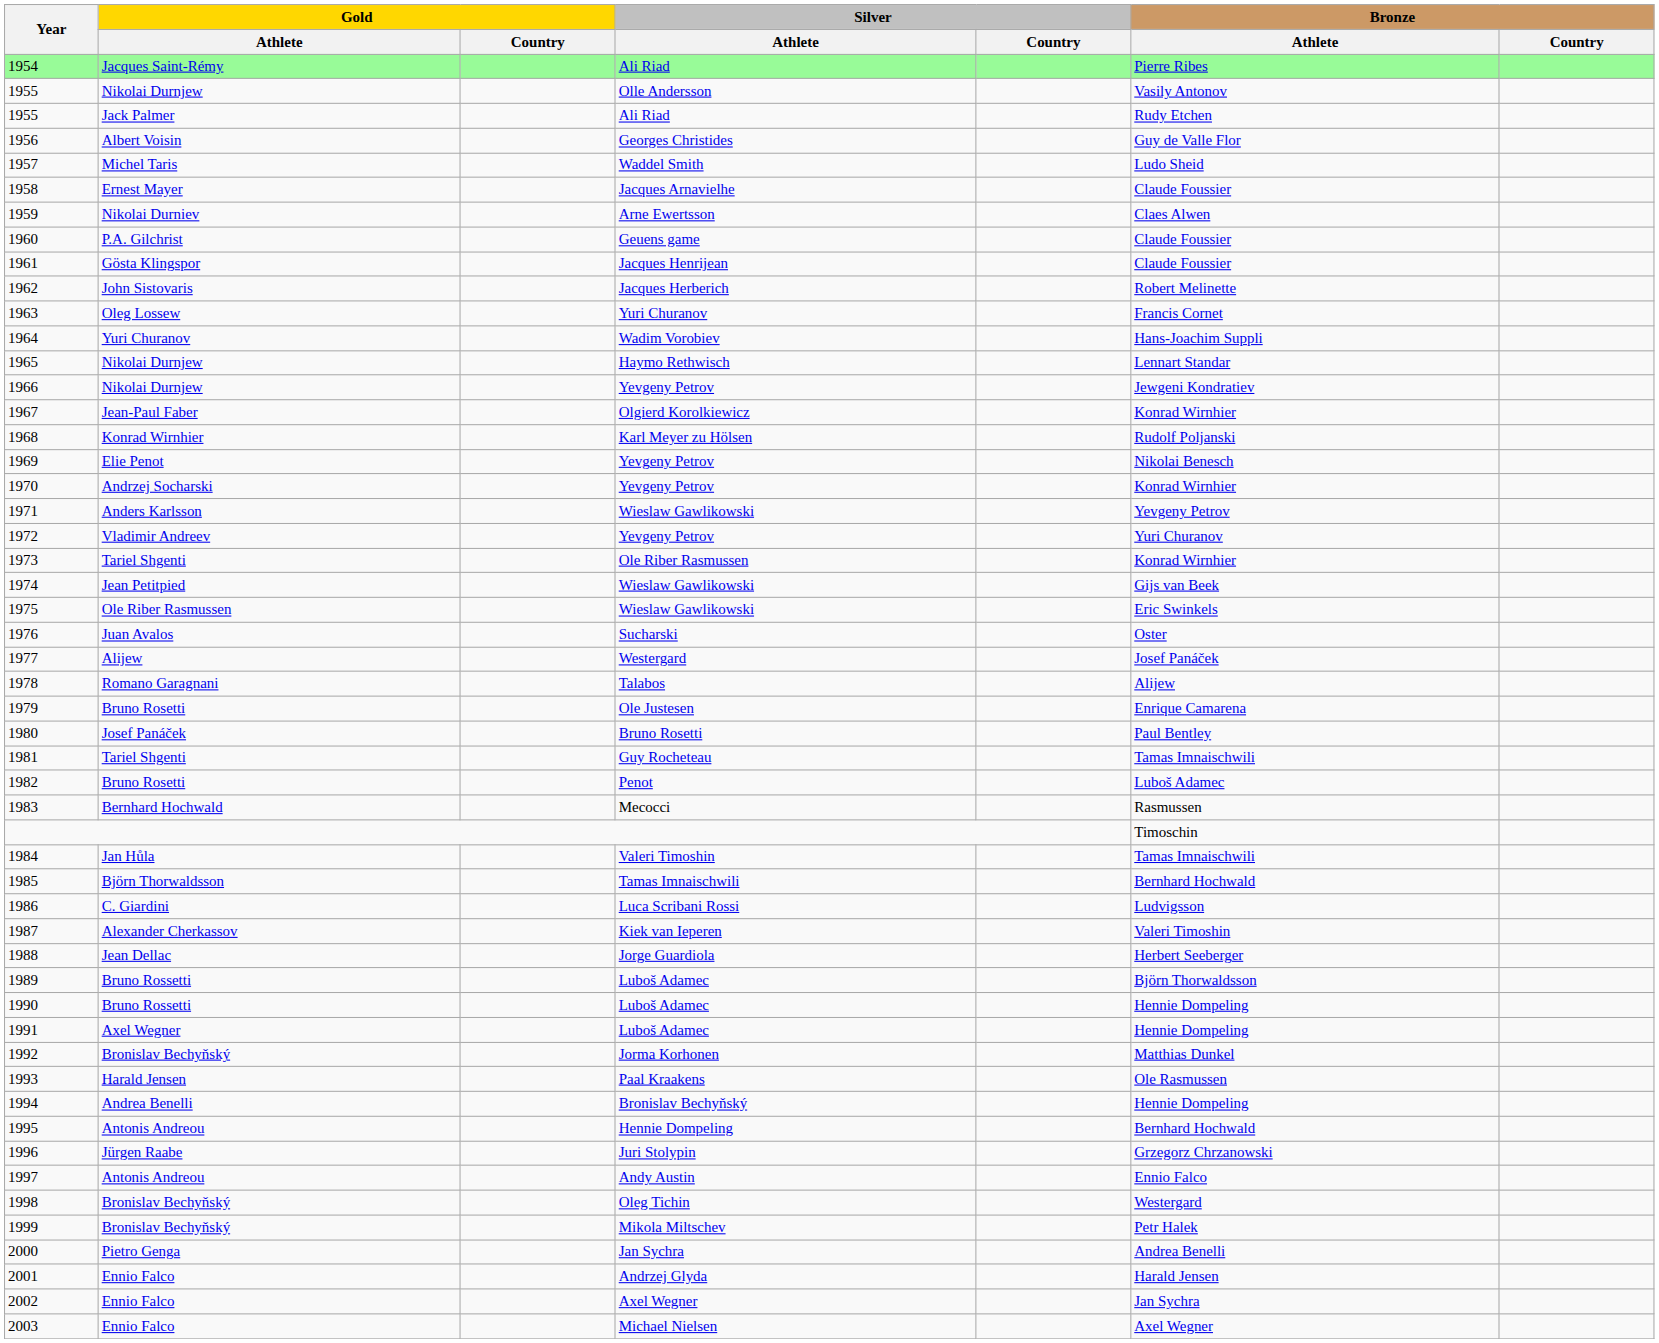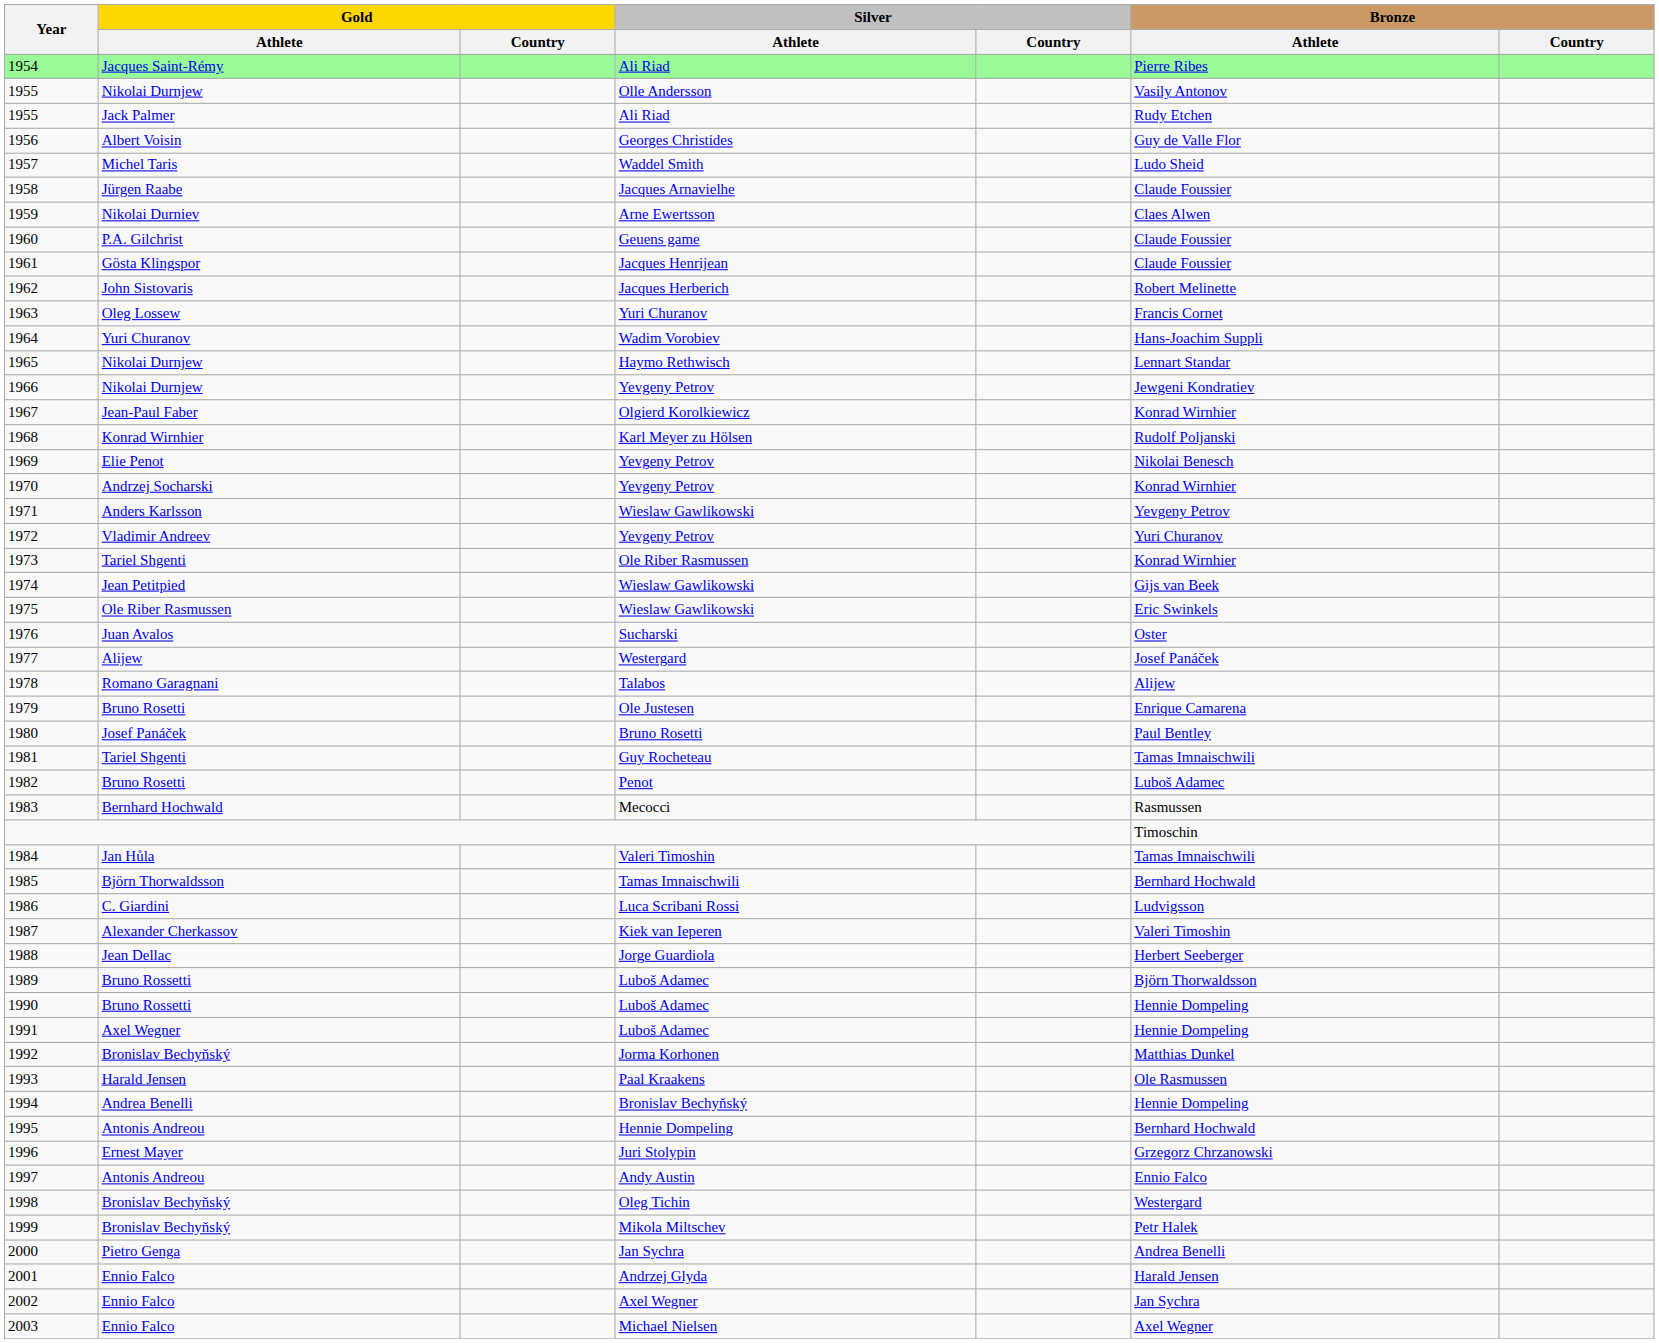(142, 190) Ernest Mayer -> (142, 190) Jürgen Raabe
(142, 1153) Jürgen Raabe -> (142, 1153) Ernest Mayer
